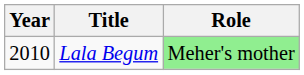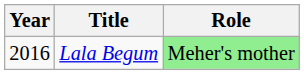(30, 52) 2010 -> (30, 52) 2016
